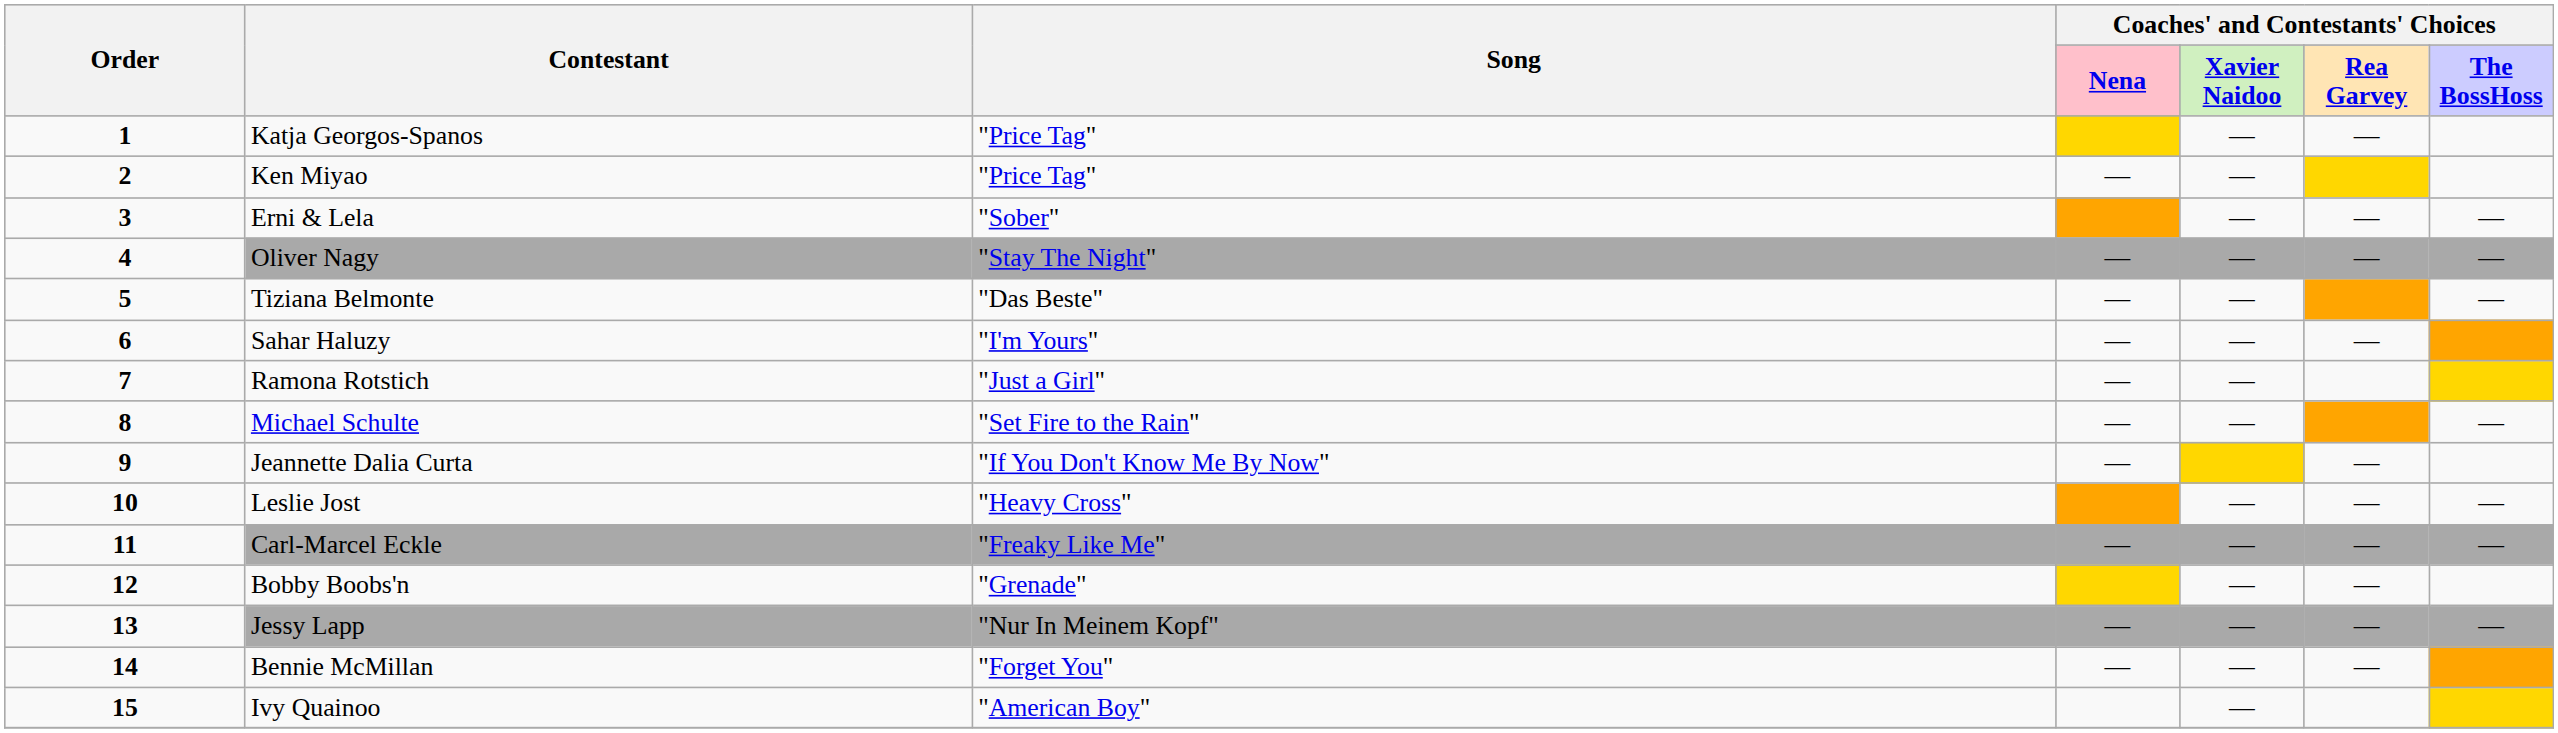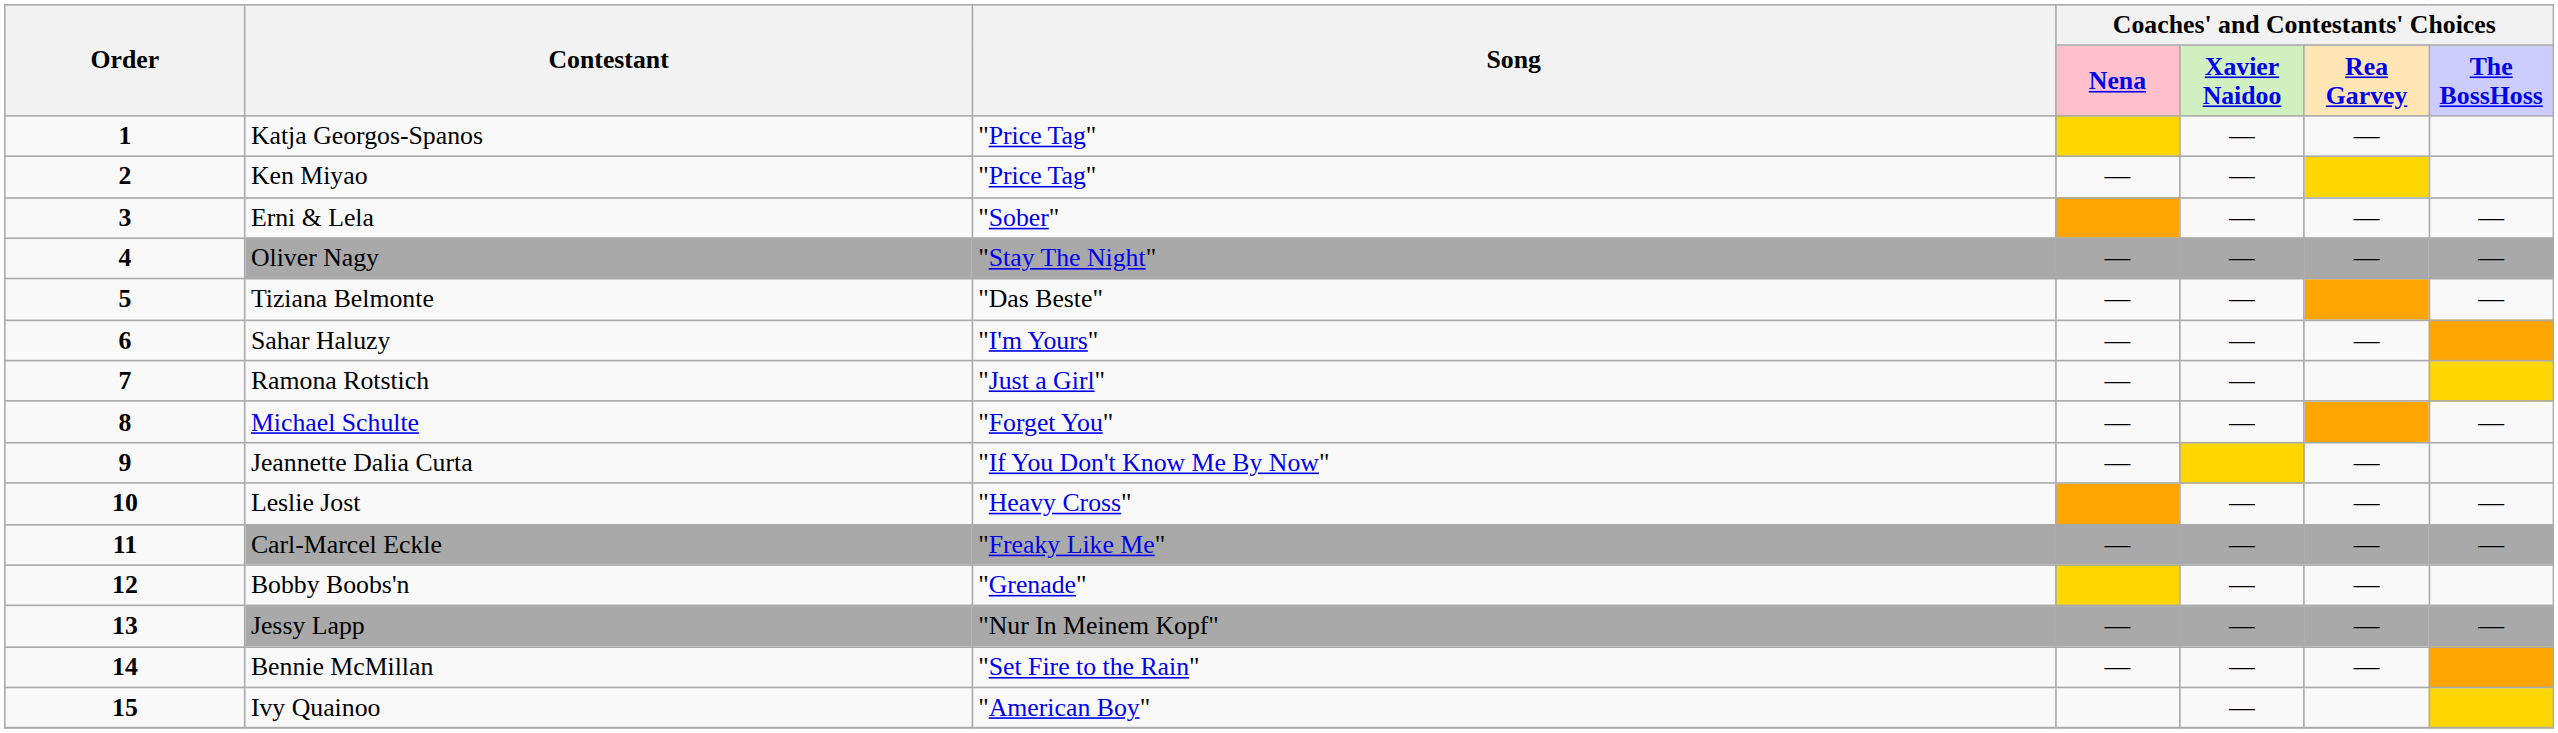(1089, 421) "Set Fire to the Rain" -> (1046, 421) "Forget You"
(1046, 666) "Forget You" -> (1089, 666) "Set Fire to the Rain"
